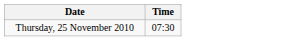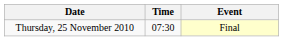+ column: (230, 12)
